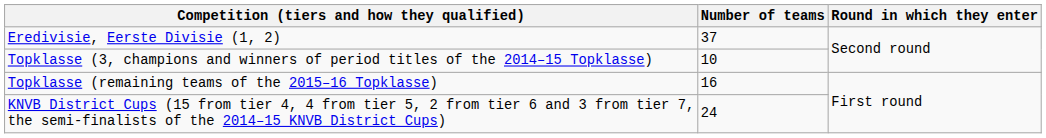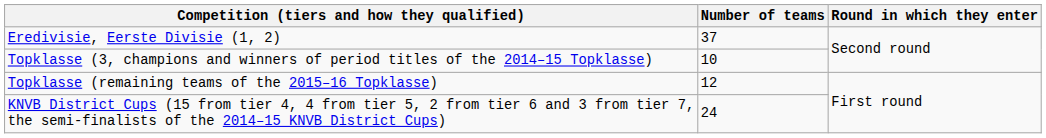(709, 83) 16 -> (709, 83) 12
